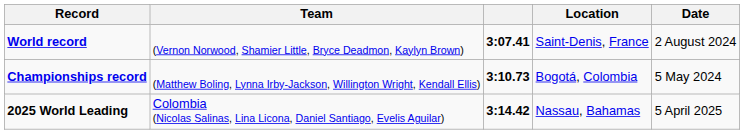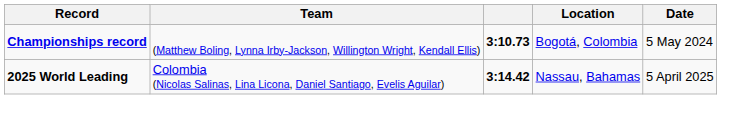- row: (47, 42)
